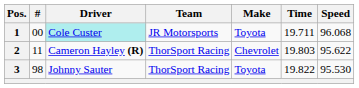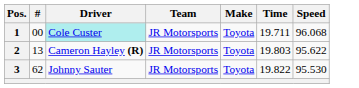(37, 51) 11 -> (37, 51) 13
(189, 51) ThorSport Racing -> (183, 51) JR Motorsports
(257, 51) Chevrolet -> (239, 51) Toyota
(37, 69) 98 -> (37, 69) 62
(189, 69) ThorSport Racing -> (183, 69) JR Motorsports
